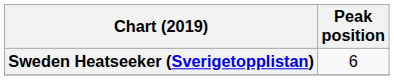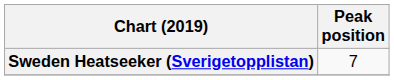(353, 61) 6 -> (353, 61) 7
